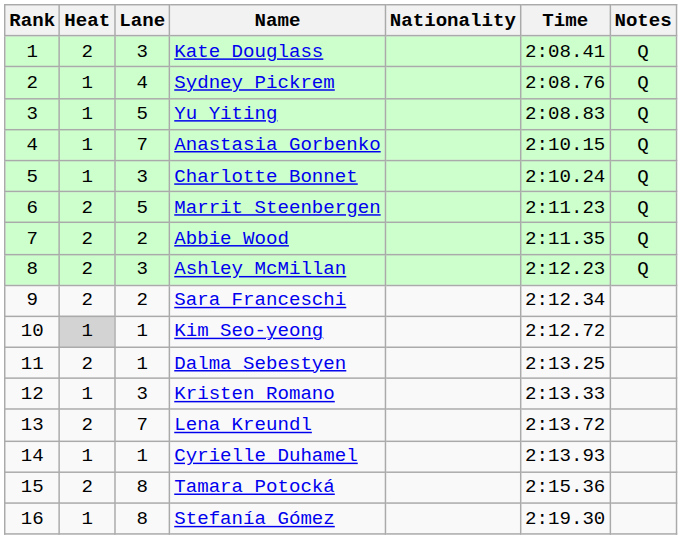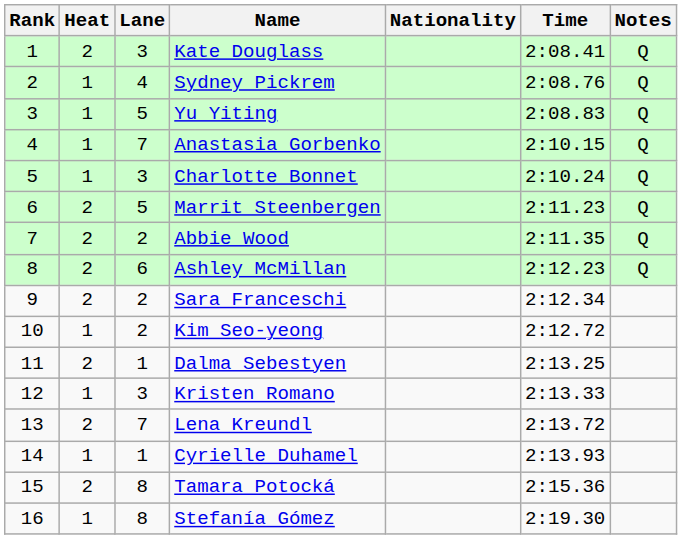(142, 269) 3 -> (142, 269) 6
(87, 332) lightgrey background -> (87, 332) no background
(142, 332) 1 -> (142, 332) 2
